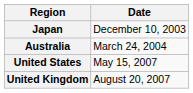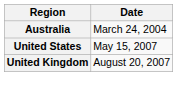- row: (48, 29)
